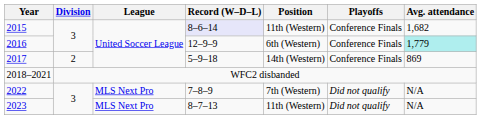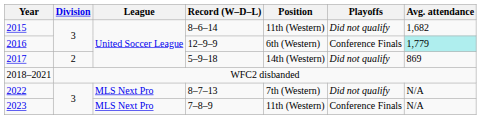(203, 28) lavender background -> (203, 28) no background
(366, 28) Conference Finals -> (360, 28) Did not qualify
(366, 59) Conference Finals -> (360, 59) Did not qualify
(200, 91) 7–8–9 -> (203, 91) 8–7–13
(203, 106) 8–7–13 -> (200, 106) 7–8–9
(360, 106) Did not qualify -> (366, 106) Conference Finals
